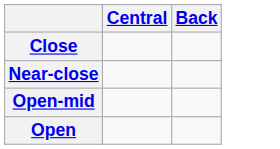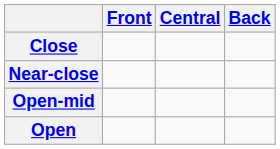+ column: (129, 18)
